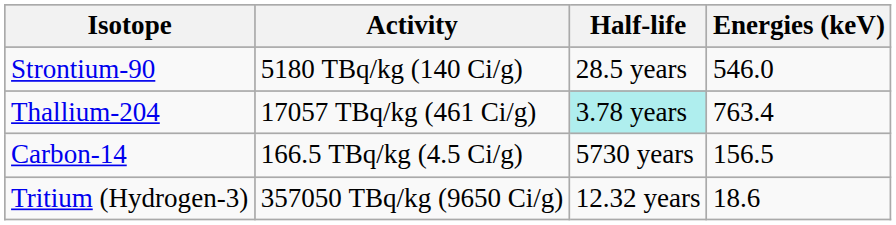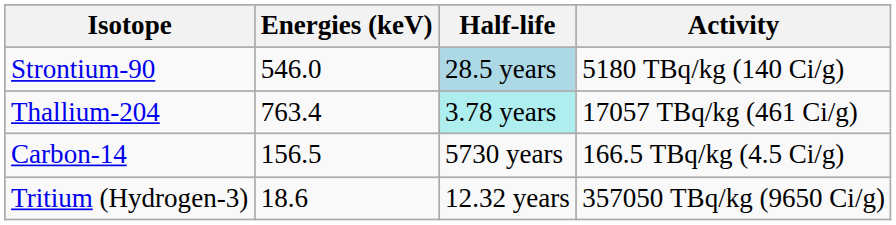columns swapped: (412, 25) <-> (799, 25)
(631, 68) no background -> (501, 68) lightblue background
